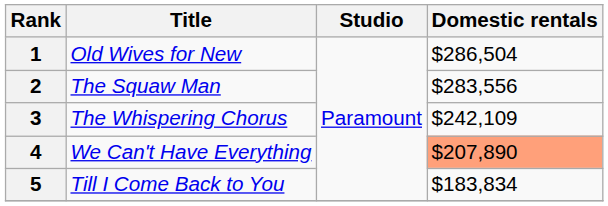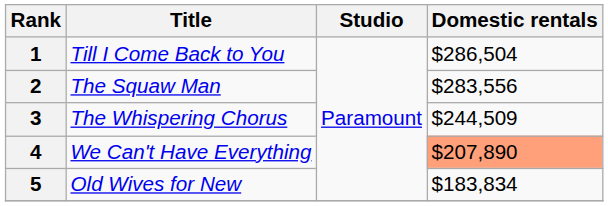(156, 53) Old Wives for New -> (177, 53) Till I Come Back to You
(475, 119) $242,109 -> (475, 119) $244,509
(177, 184) Till I Come Back to You -> (156, 184) Old Wives for New
